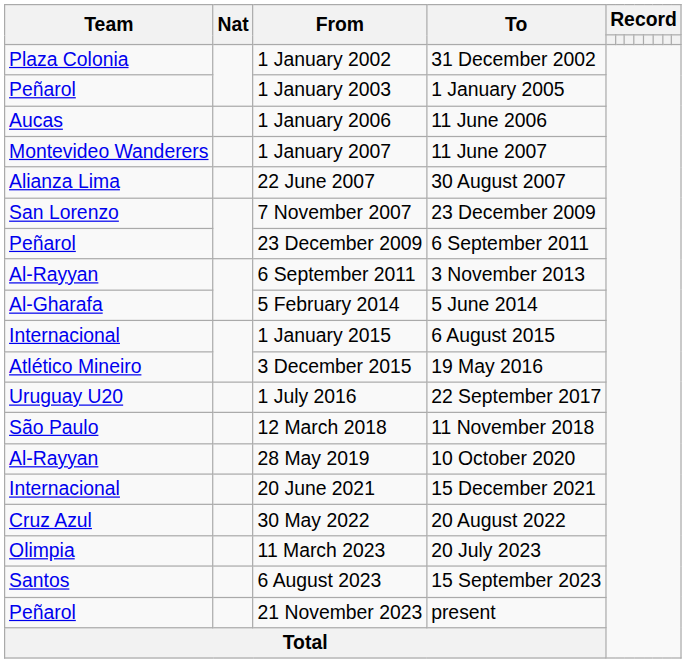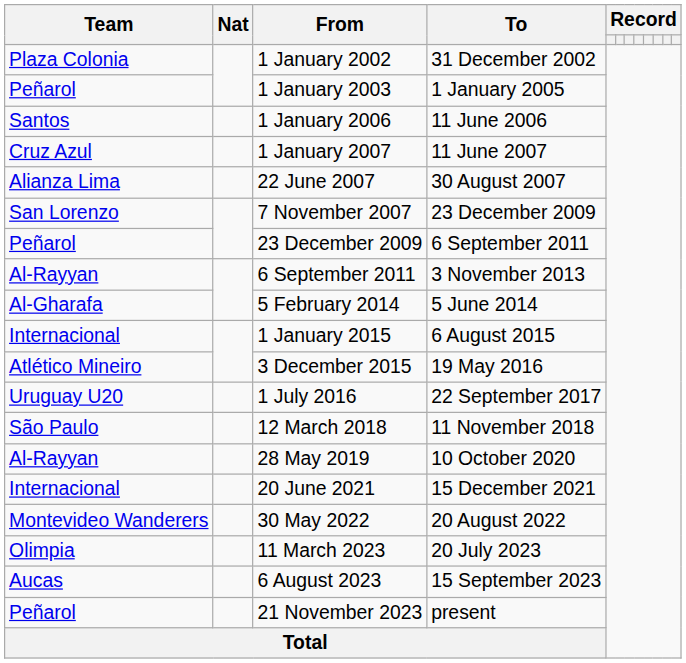(36, 120) Aucas -> (39, 120) Santos
(109, 151) Montevideo Wanderers -> (50, 151) Cruz Azul
(50, 520) Cruz Azul -> (109, 520) Montevideo Wanderers
(39, 581) Santos -> (36, 581) Aucas
